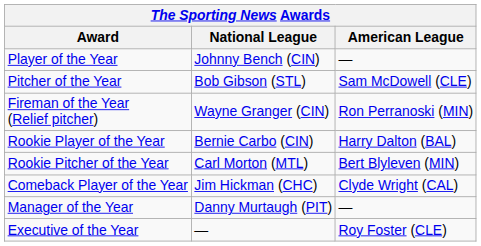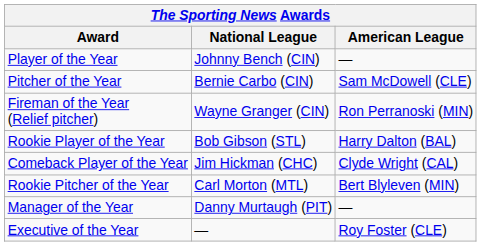(250, 81) Bob Gibson (STL) -> (254, 81) Bernie Carbo (CIN)
(254, 141) Bernie Carbo (CIN) -> (250, 141) Bob Gibson (STL)
rows swapped: (88, 163) <-> (98, 185)
